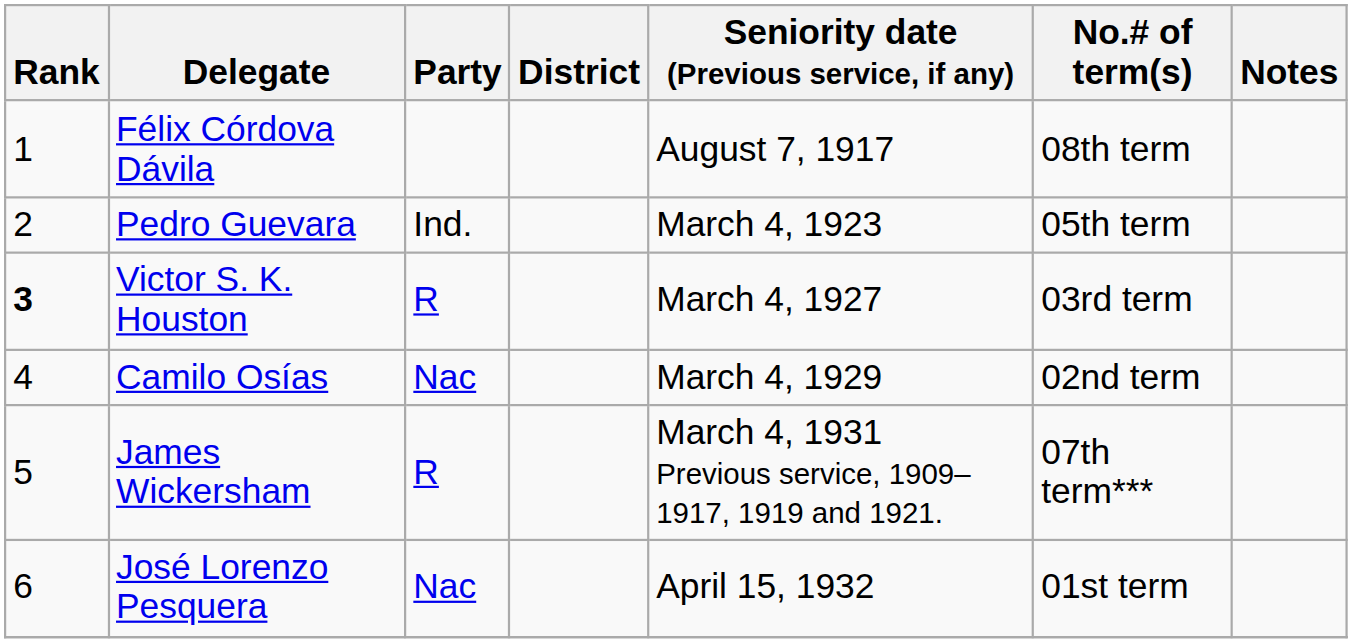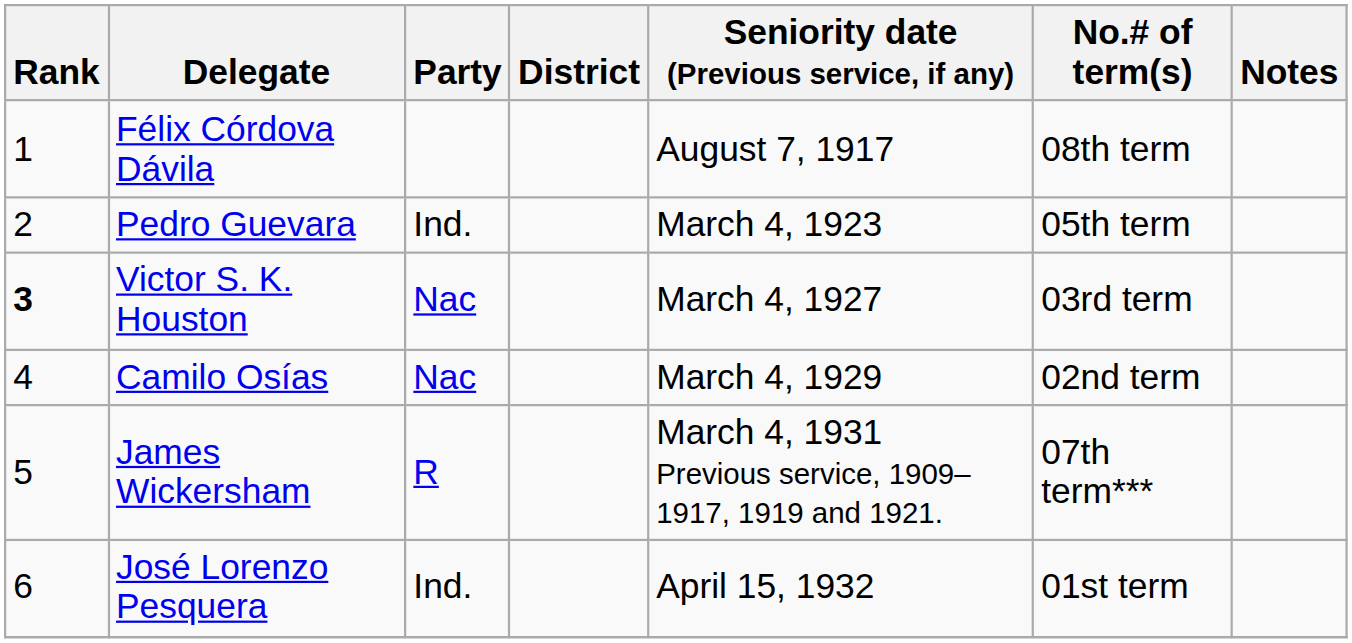(426, 300) R -> (445, 300) Nac
(445, 587) Nac -> (443, 587) Ind.
